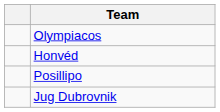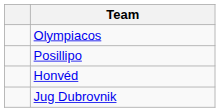rows swapped: (56, 55) <-> (58, 76)
